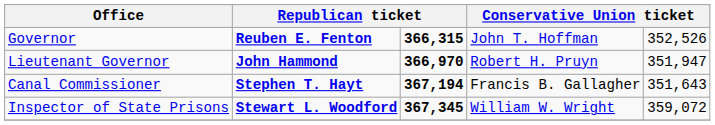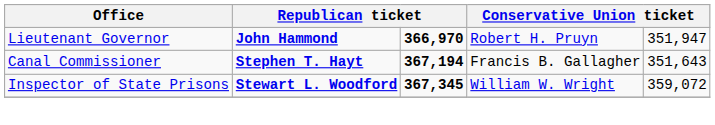- row: (42, 39)
